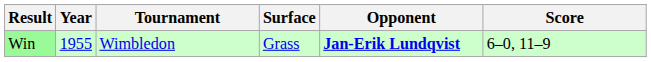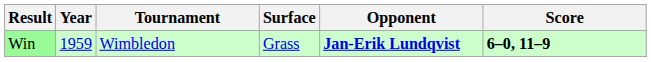(76, 43) 1955 -> (76, 43) 1959
(519, 43) normal -> (519, 43) bold
